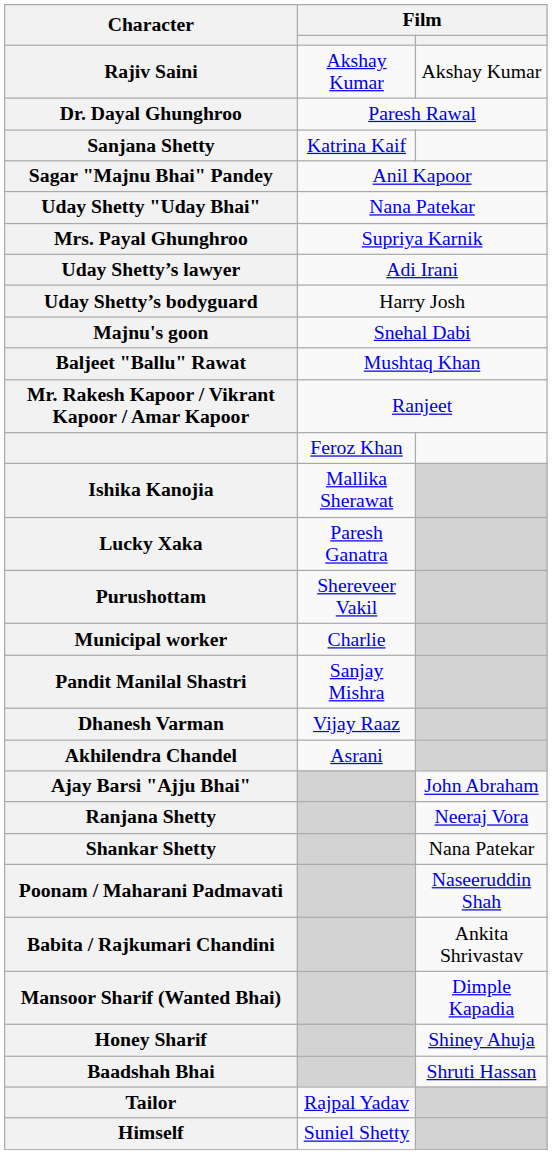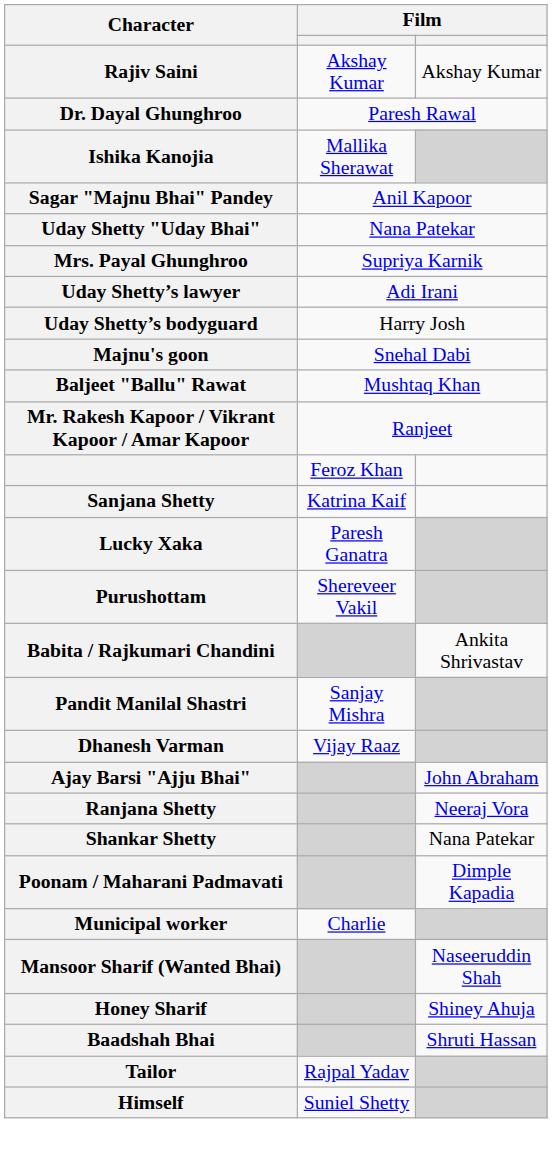rows swapped: (151, 144) <-> (151, 490)
rows swapped: (151, 639) <-> (151, 944)
- row: (151, 755)
(481, 890) Naseeruddin Shah -> (481, 881) Dimple Kapadia
(481, 997) Dimple Kapadia -> (481, 966) Naseeruddin Shah
